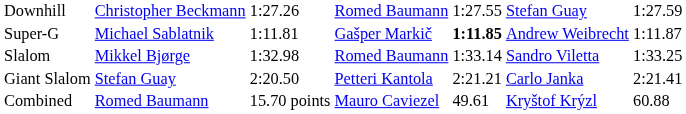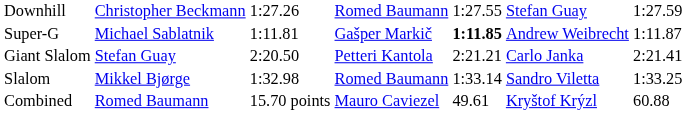rows swapped: (47, 78) <-> (27, 56)
